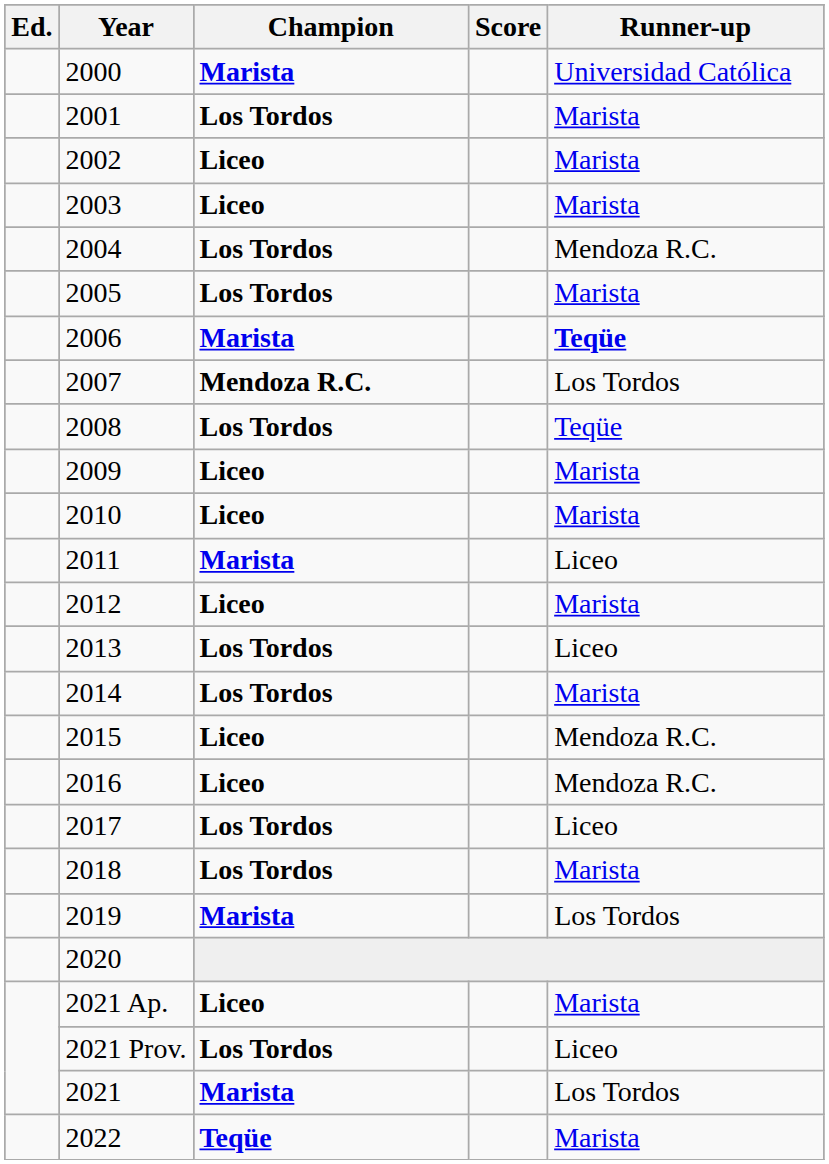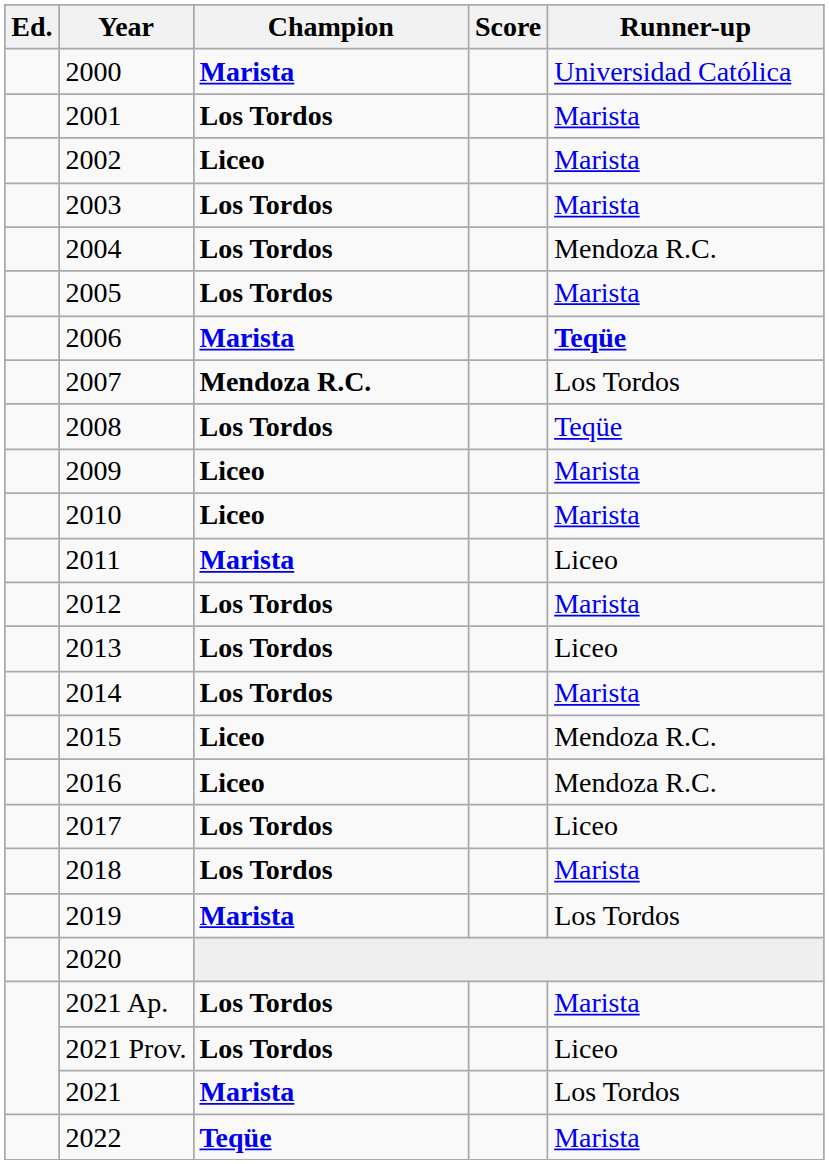(232, 204) Liceo -> (266, 204) Los Tordos
(232, 603) Liceo -> (266, 603) Los Tordos
(232, 1003) Liceo -> (266, 1003) Los Tordos
